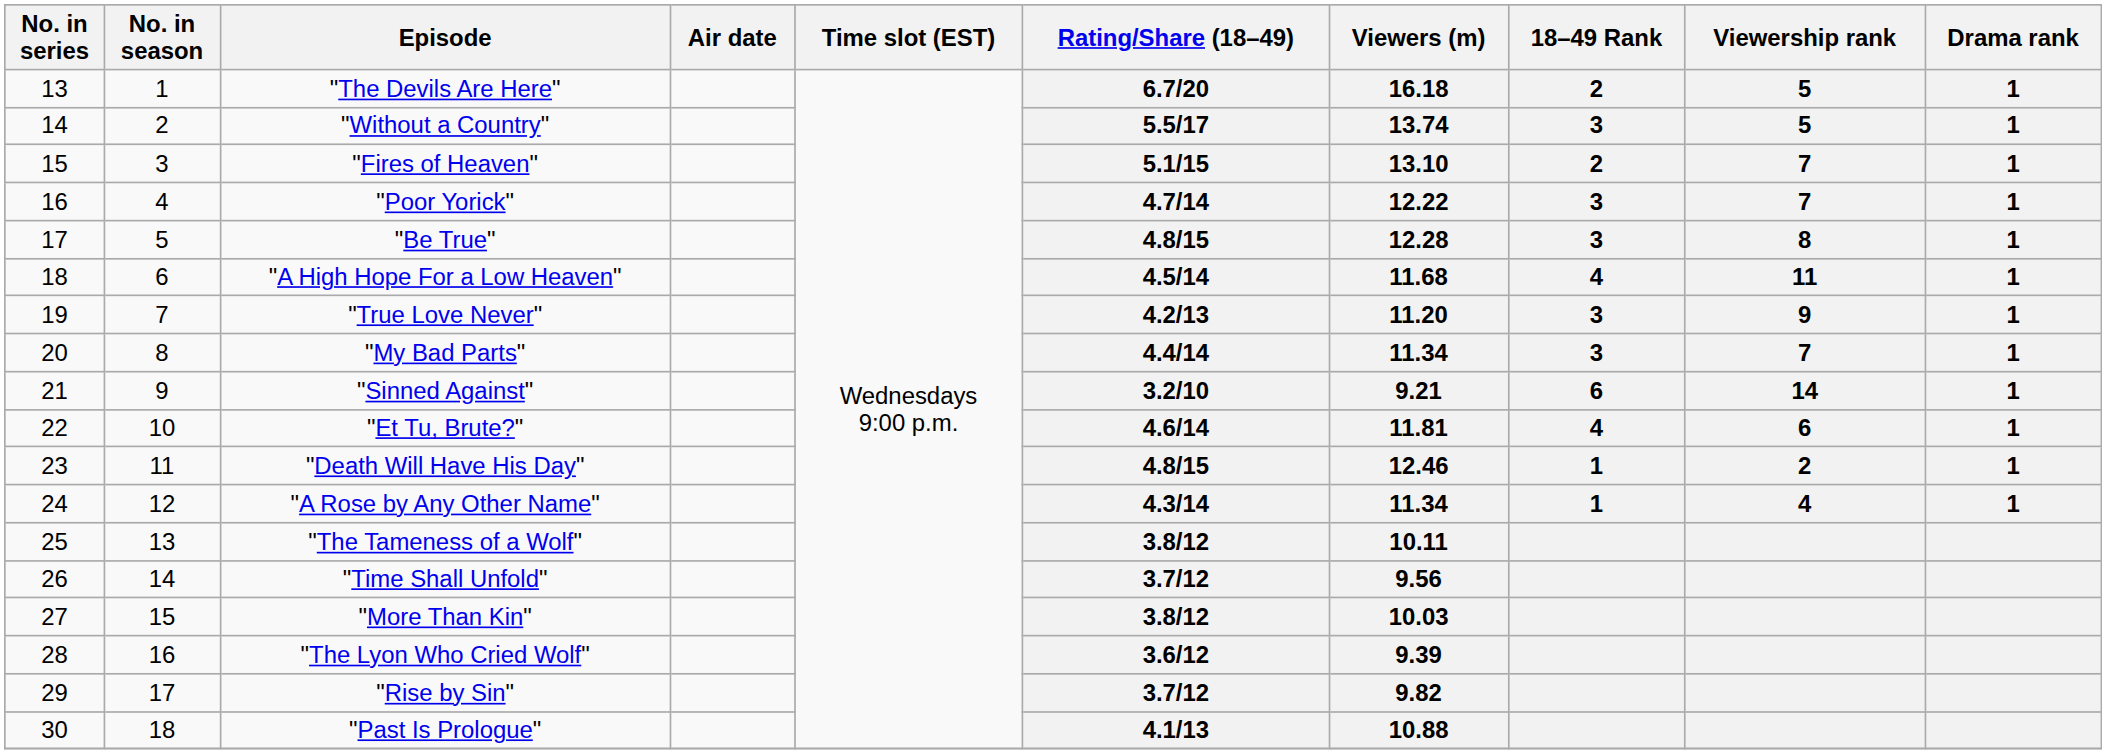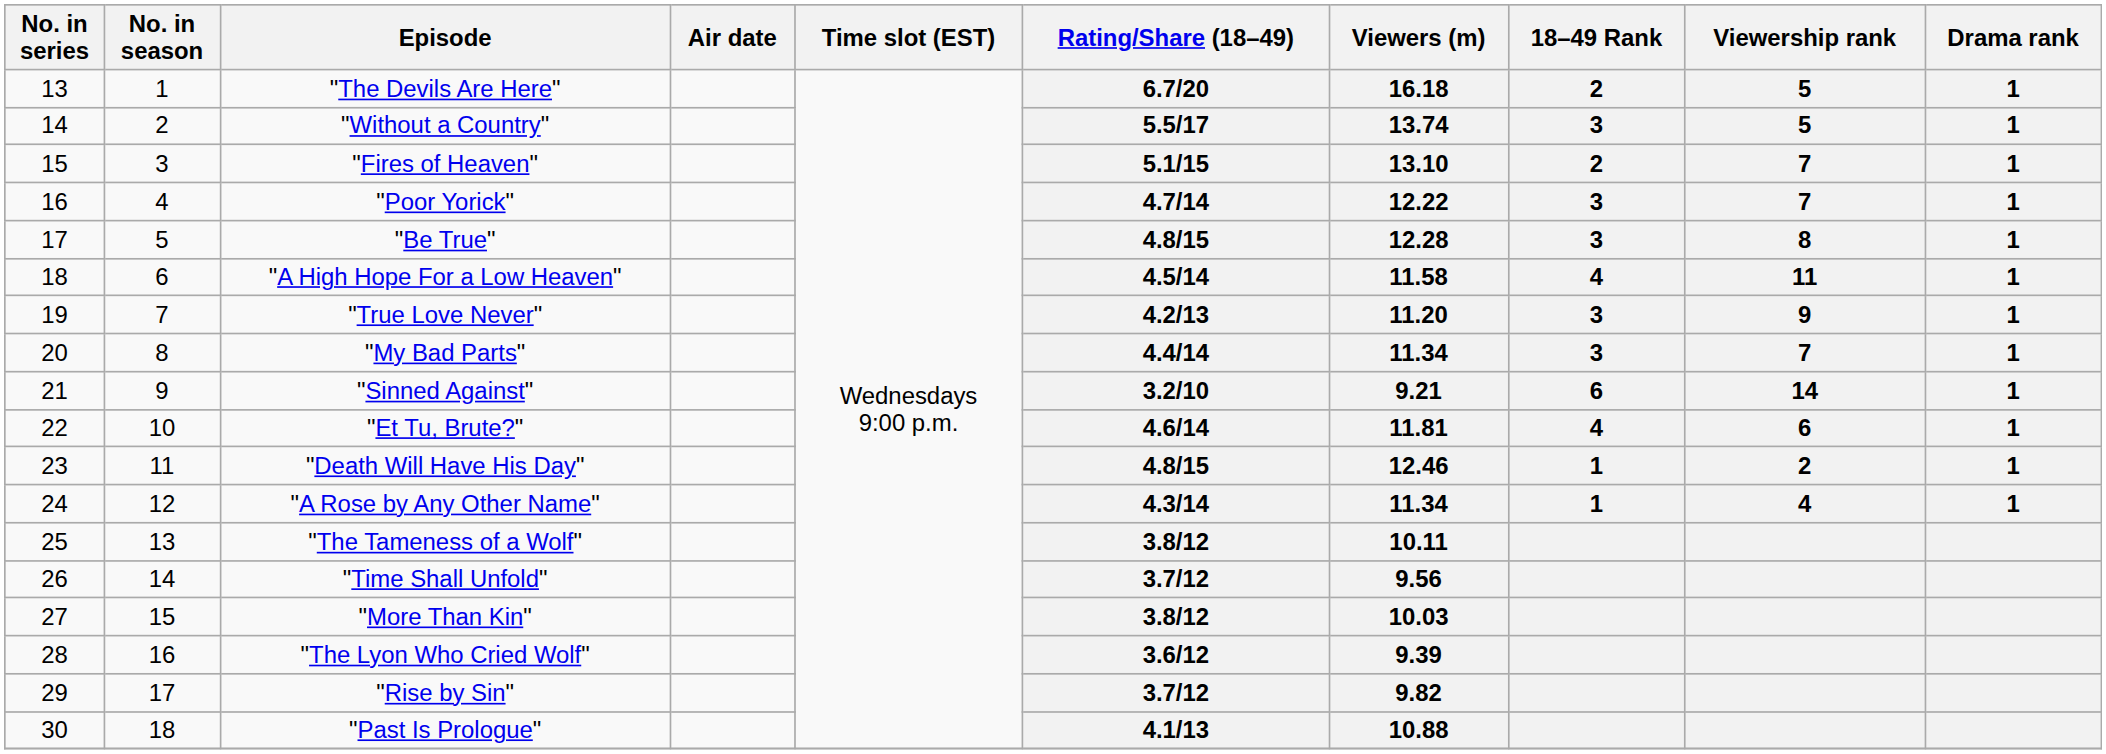(1419, 277) 11.68 -> (1419, 277) 11.58
